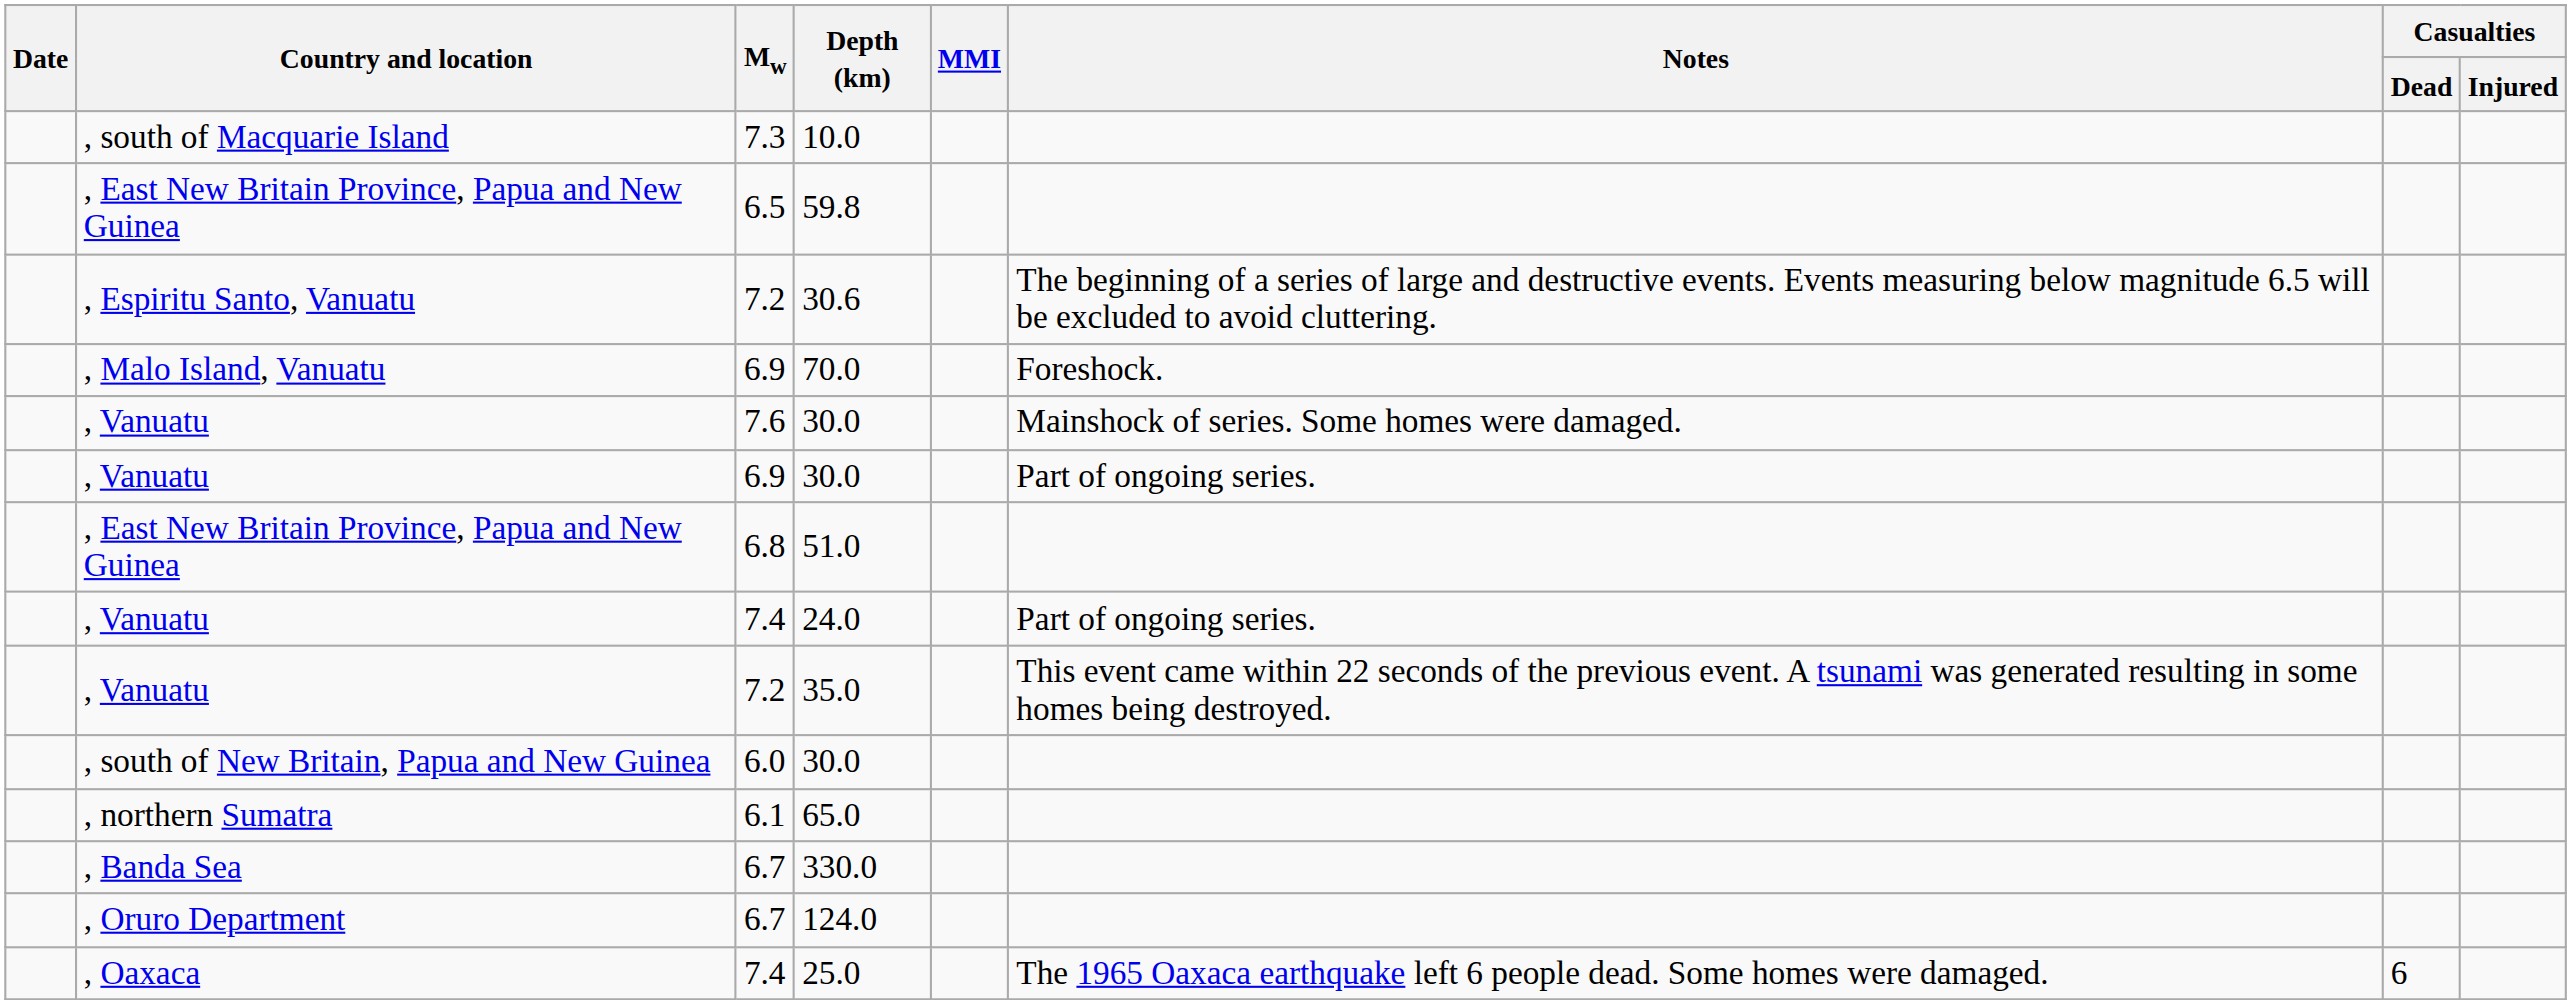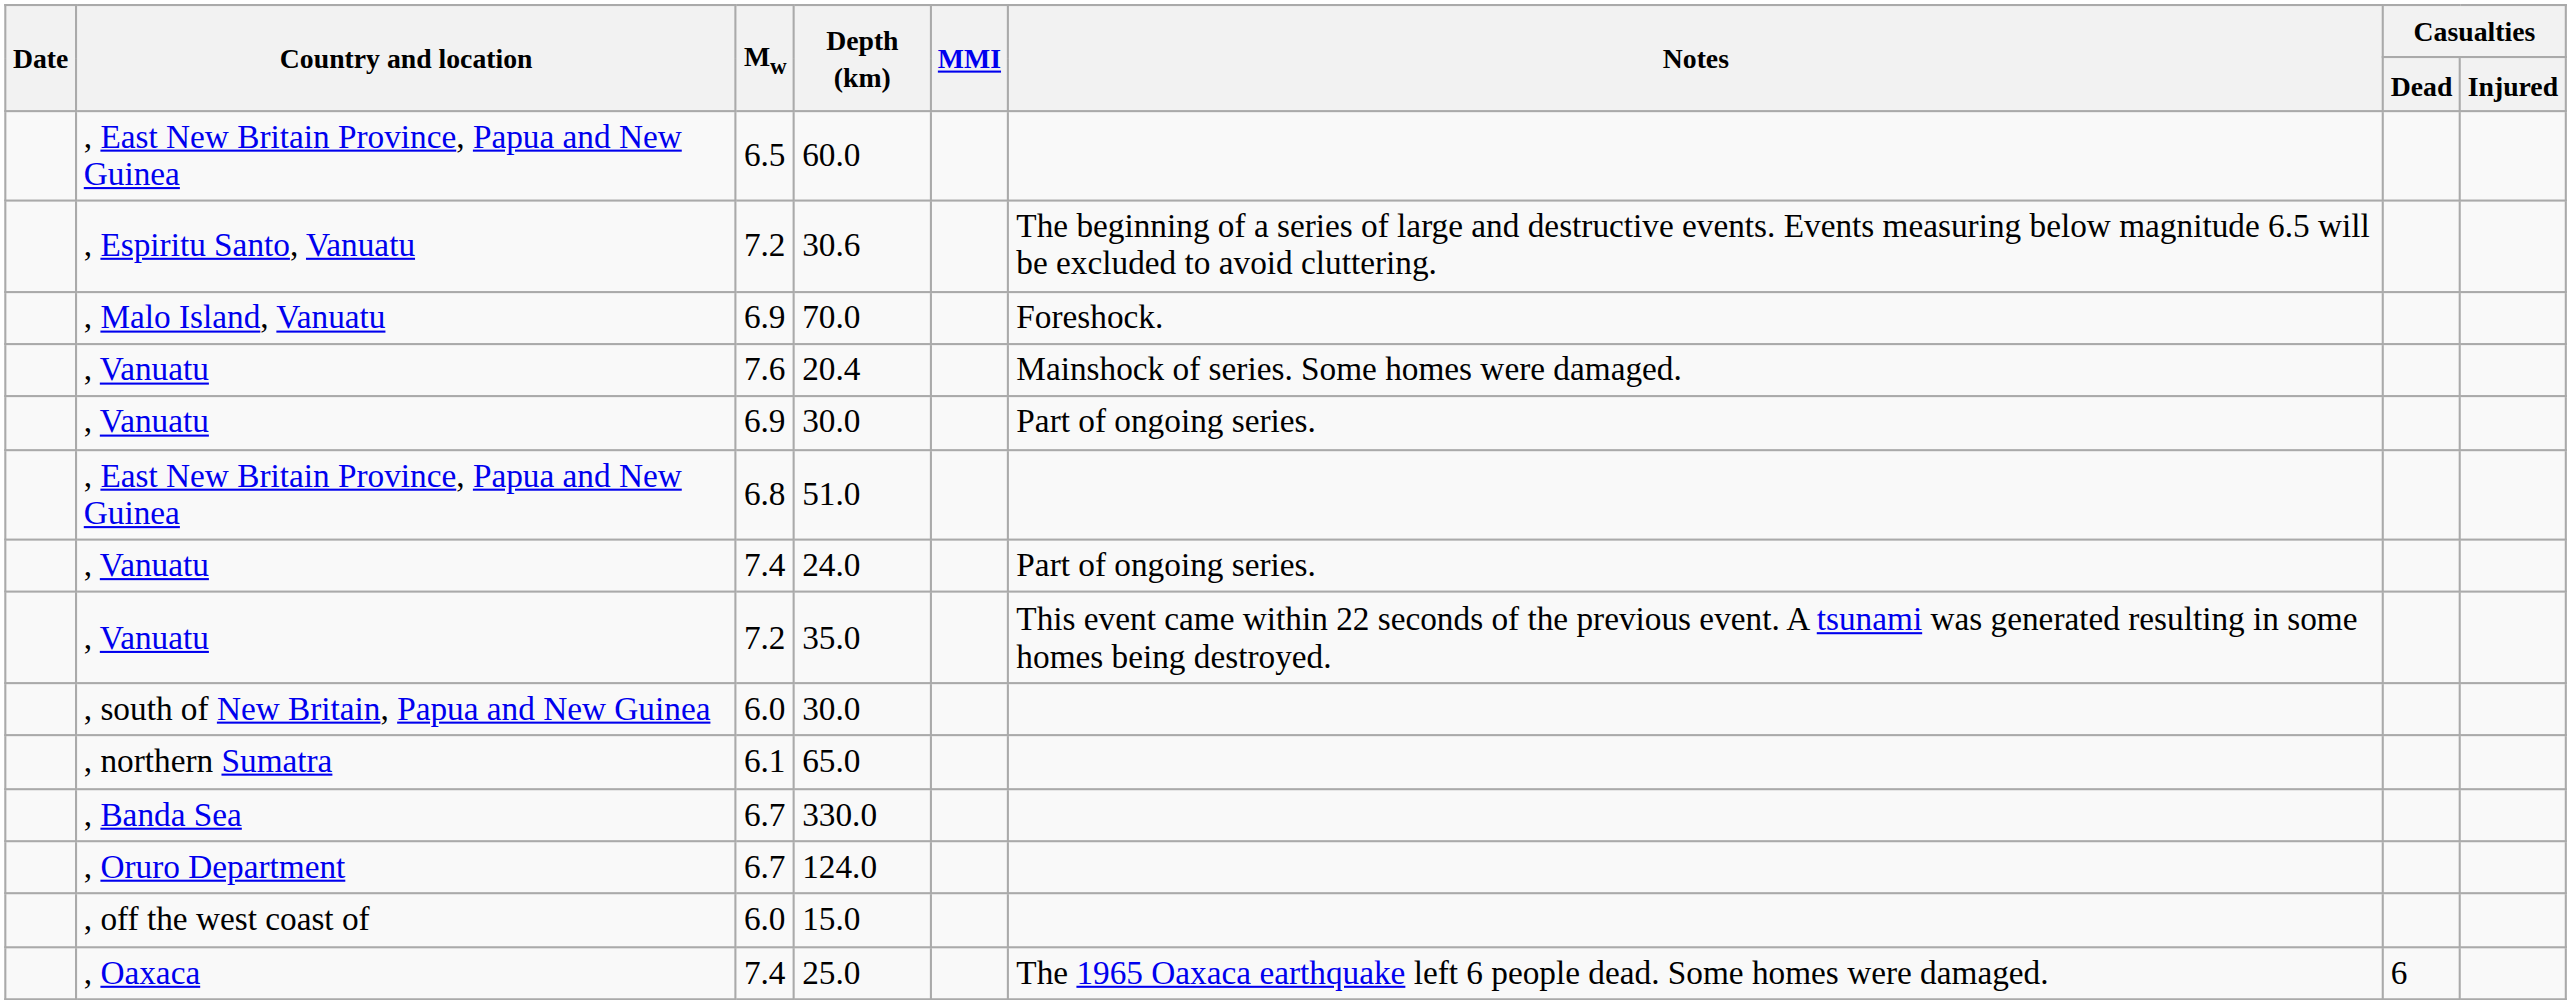- row: (266, 136)
(831, 207) 59.8 -> (831, 155) 60.0
(831, 422) 30.0 -> (831, 369) 20.4
+ row: (227, 919)
